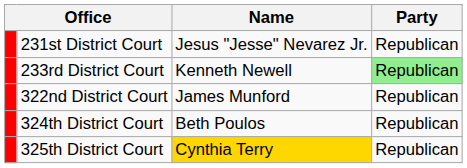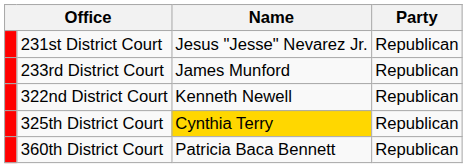(234, 70) Kenneth Newell -> (233, 70) James Munford
(417, 70) lightgreen background -> (417, 70) no background
(233, 96) James Munford -> (234, 96) Kenneth Newell
- row: (92, 123)
+ row: (92, 149)
